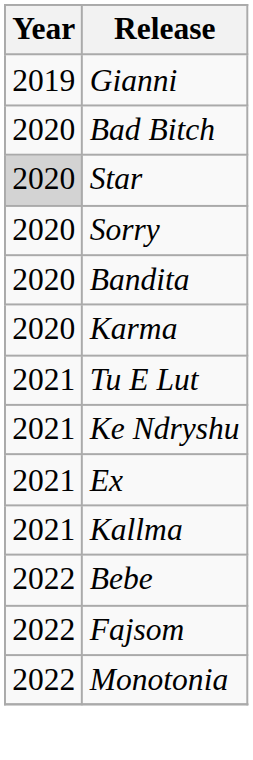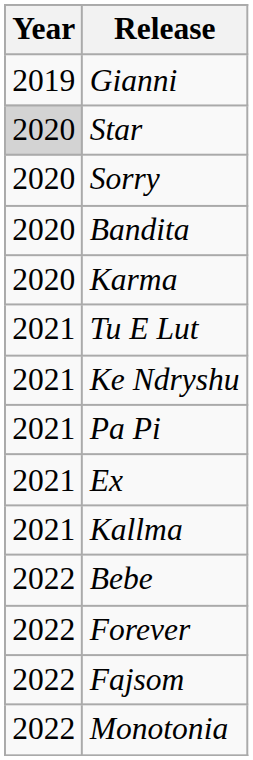- row: (152, 129)
+ row: (125, 429)
+ row: (140, 629)
